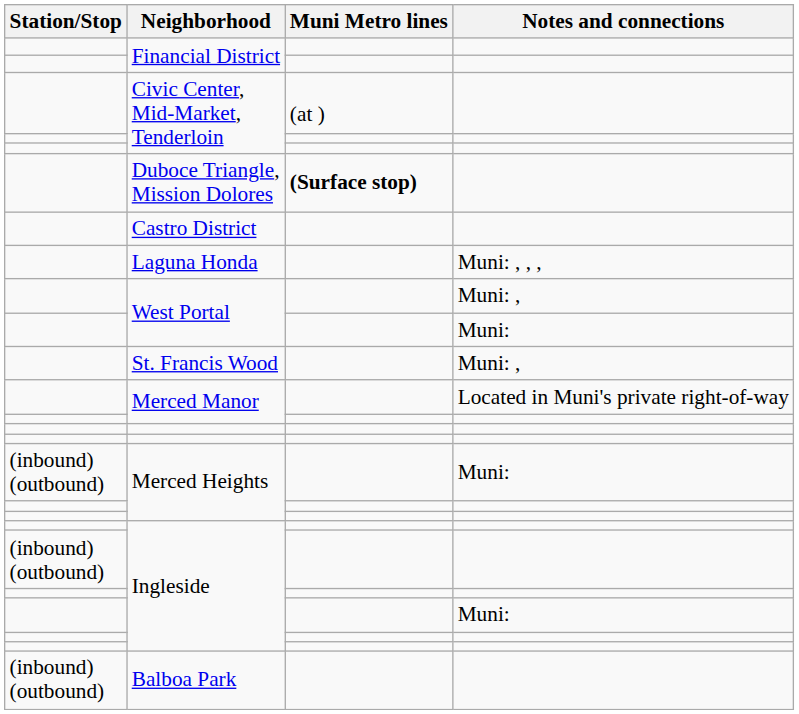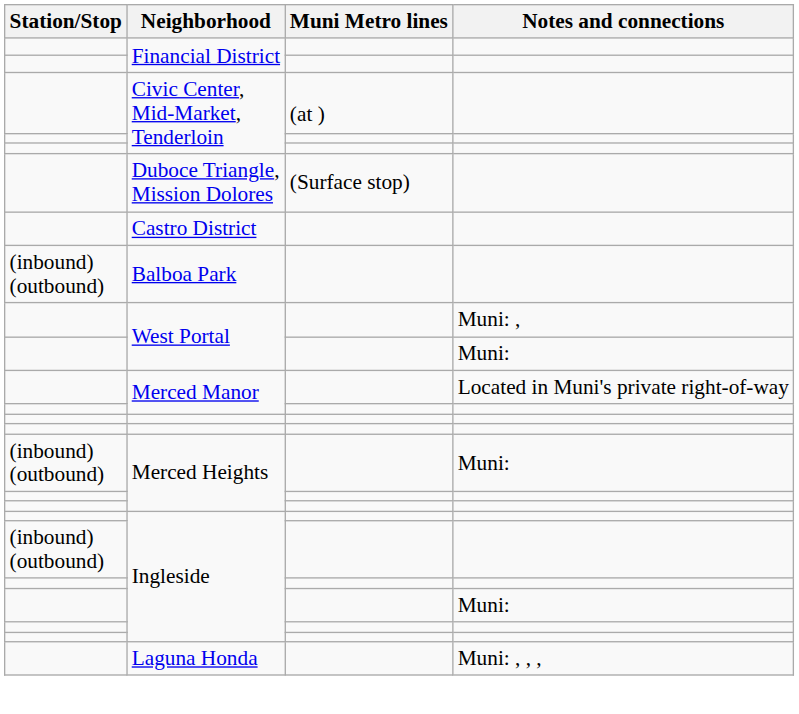(353, 182) bold -> (350, 182) normal
rows swapped: (195, 261) <-> (184, 680)
- row: (205, 363)
